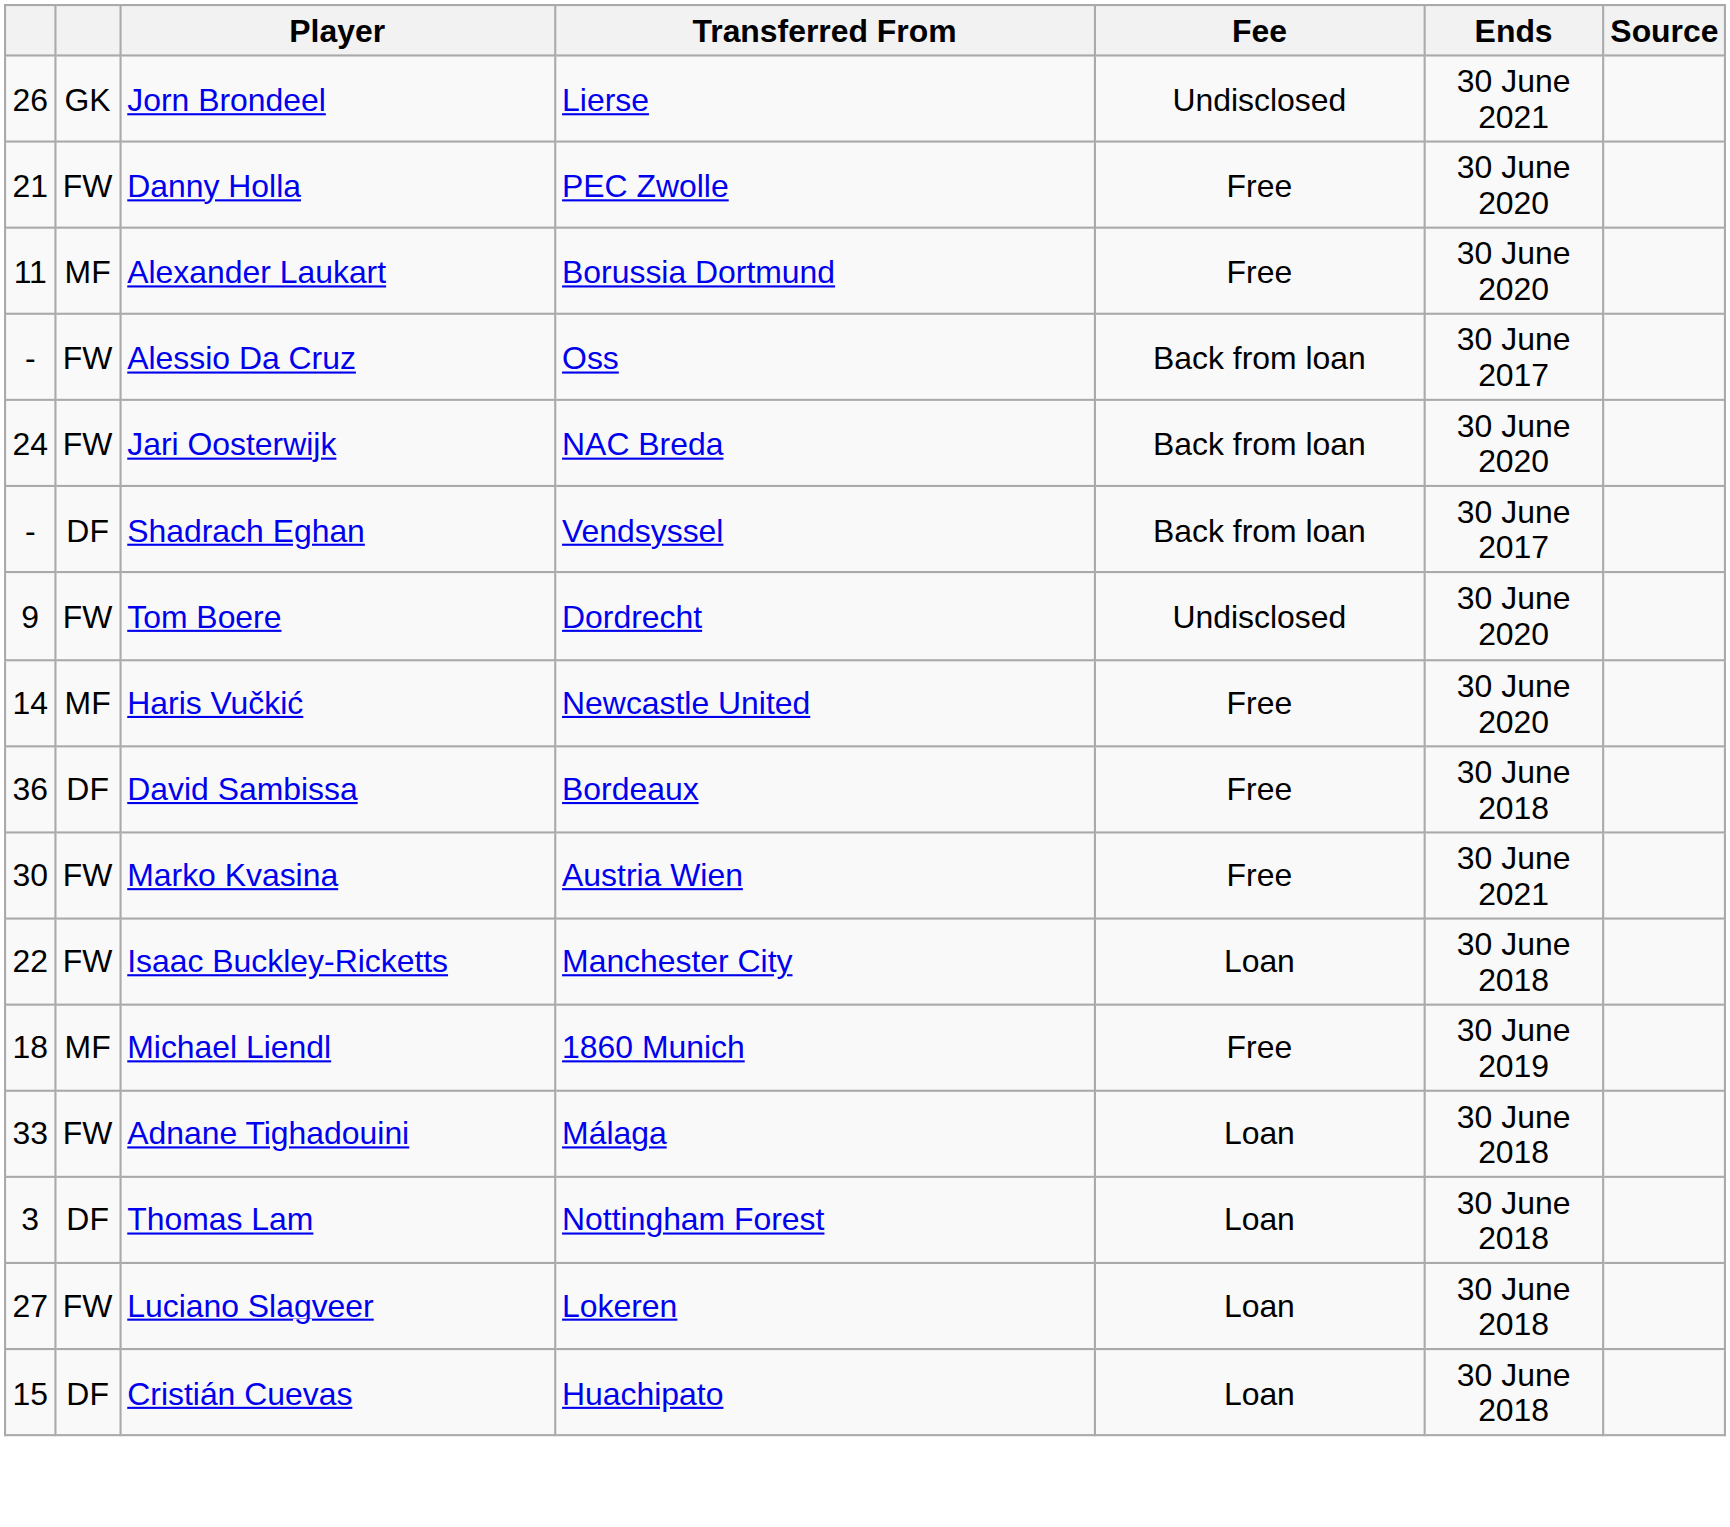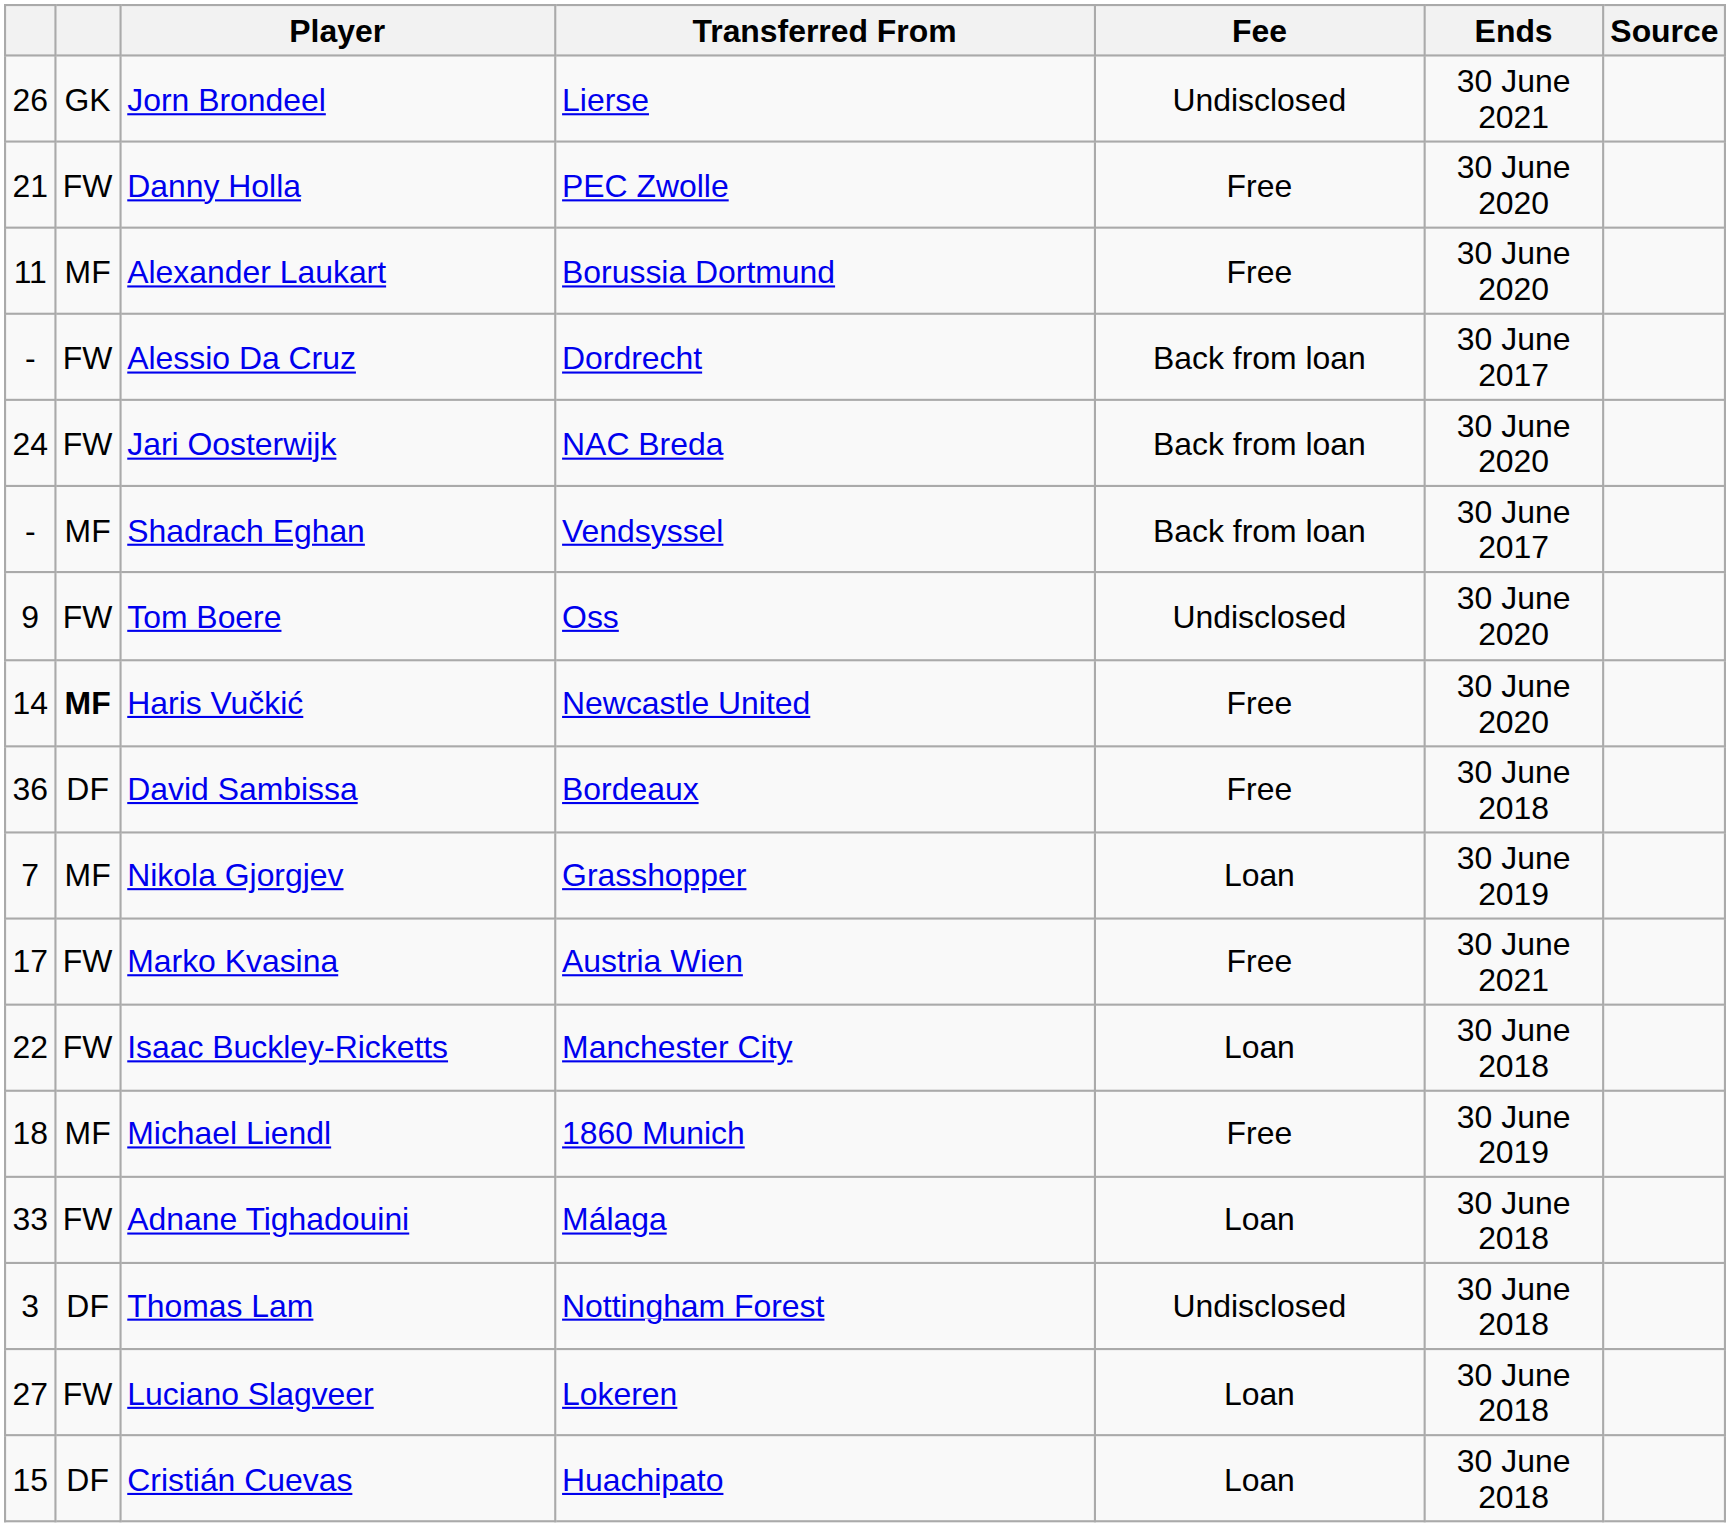(590, 358) Oss -> (632, 358) Dordrecht
(88, 530) DF -> (88, 530) MF
(632, 616) Dordrecht -> (590, 616) Oss
(88, 703) normal -> (88, 703) bold
+ row: (235, 875)
(30, 875) 30 -> (30, 961) 17
(1259, 1220) Loan -> (1259, 1306) Undisclosed
